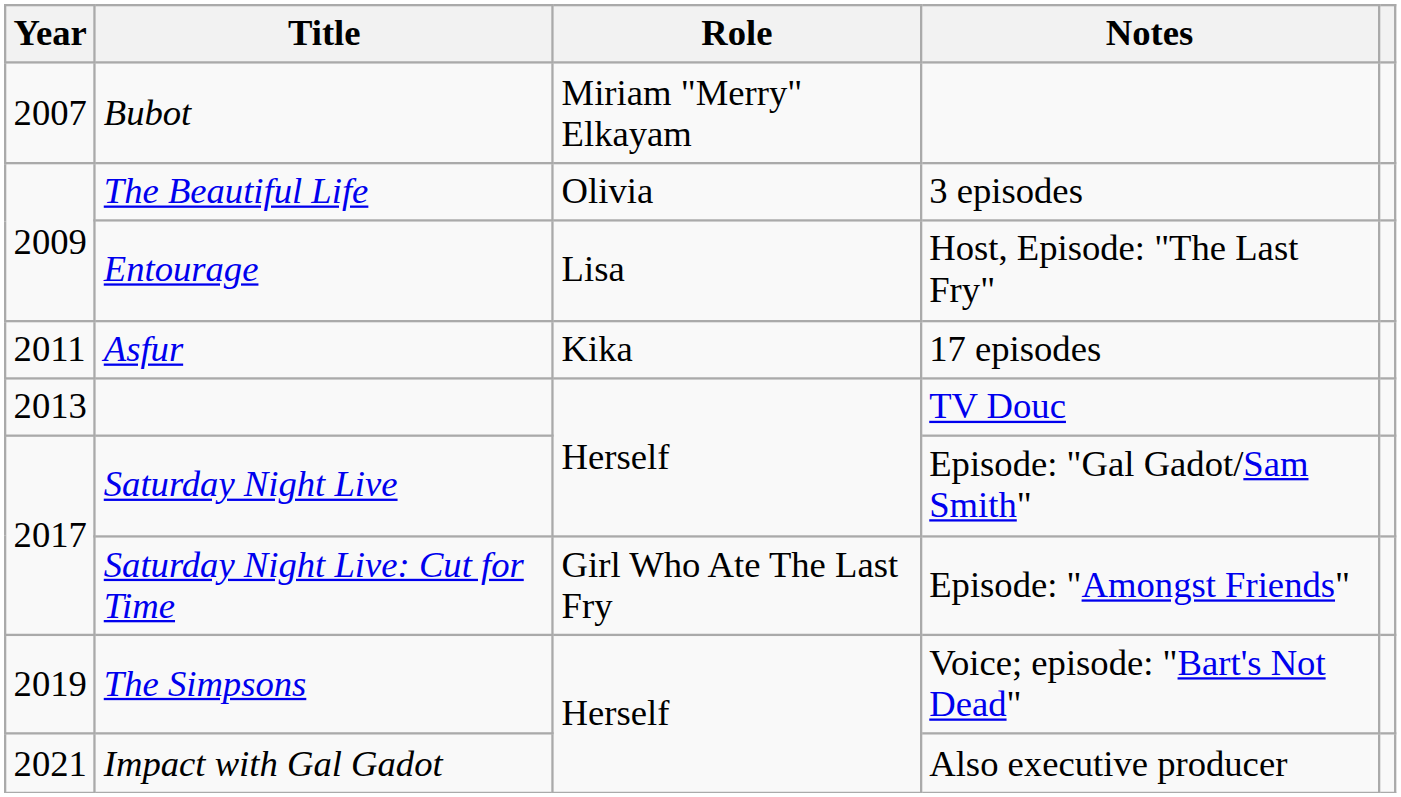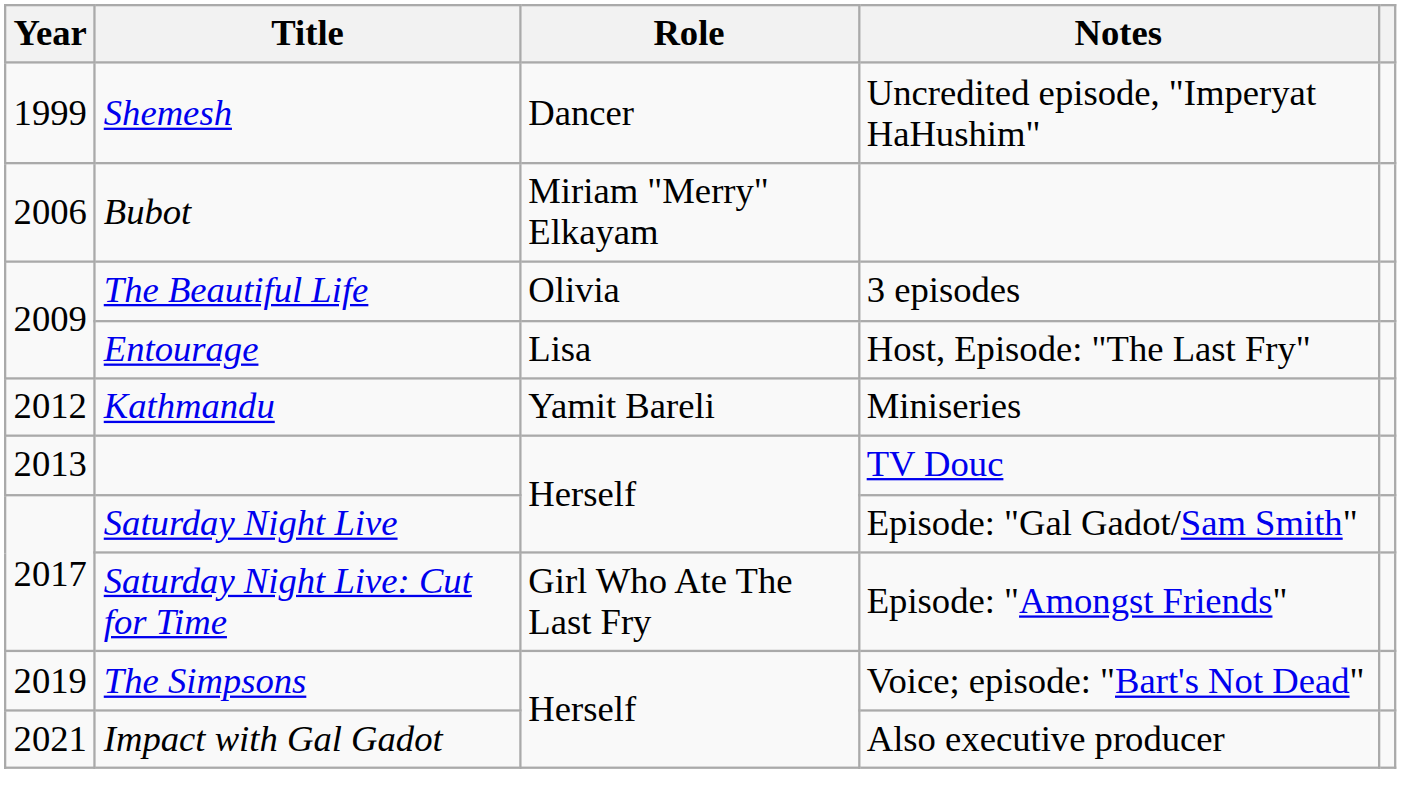+ row: (168, 112)
(50, 112) 2007 -> (50, 211) 2006
- row: (143, 348)
+ row: (189, 406)
